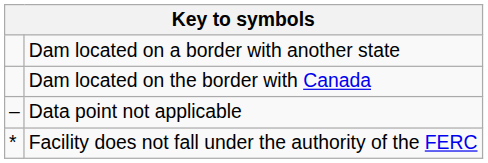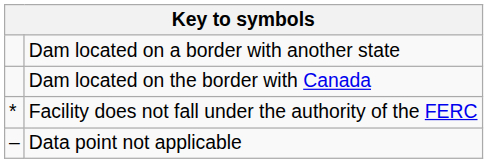rows swapped: (253, 142) <-> (135, 111)
